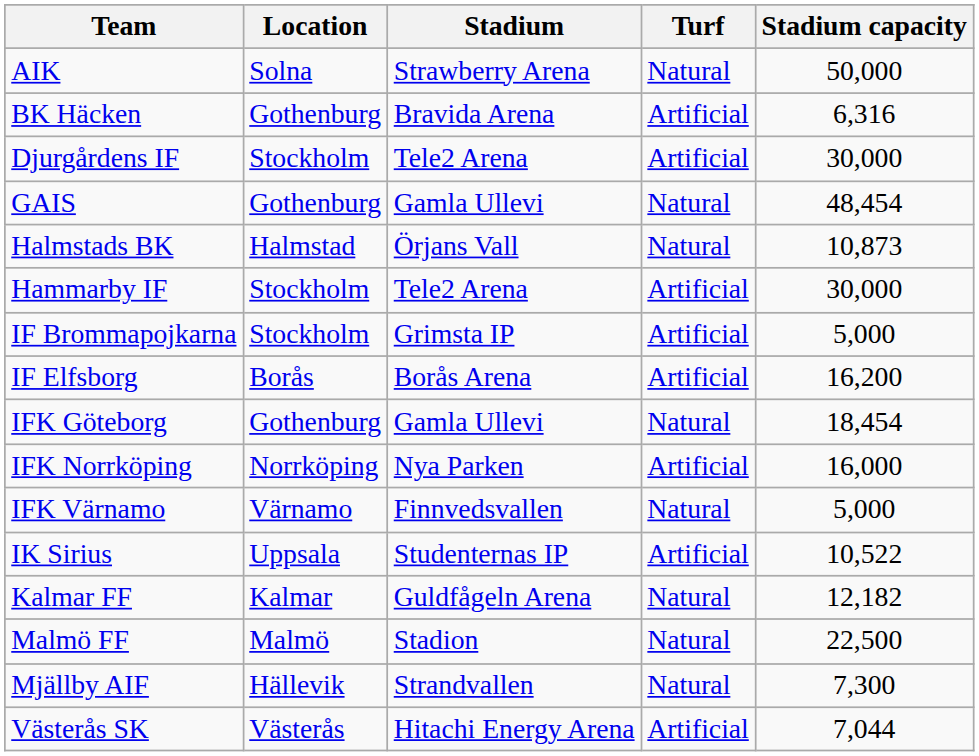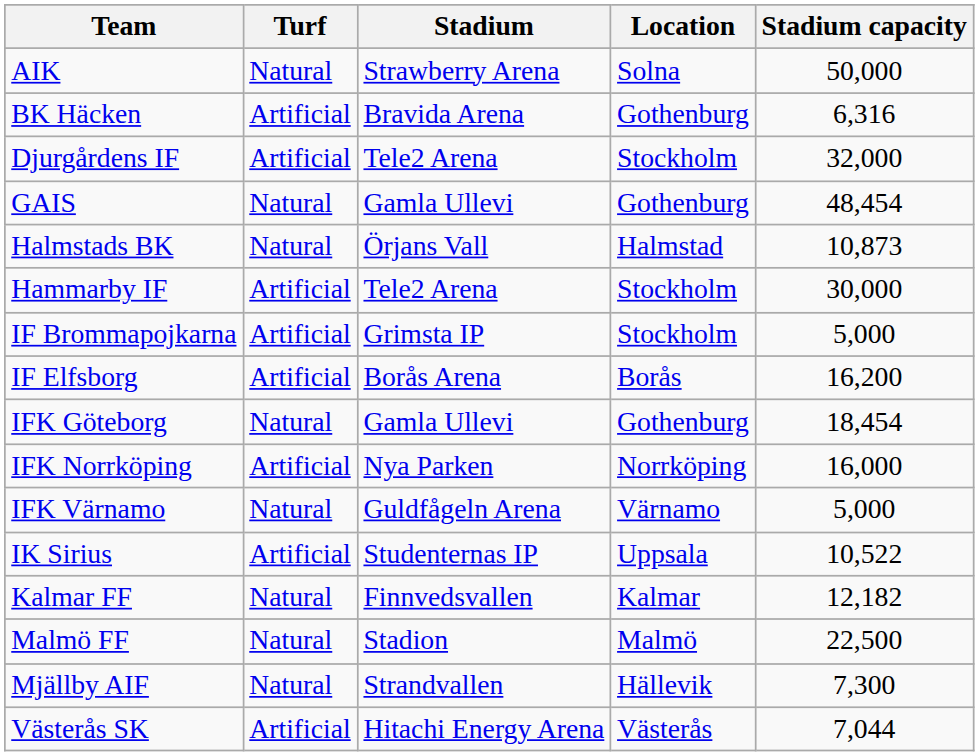columns swapped: (315, 26) <-> (698, 26)
(864, 158) 30,000 -> (864, 158) 32,000
(478, 509) Finnvedsvallen -> (462, 509) Guldfågeln Arena
(493, 597) Guldfågeln Arena -> (448, 597) Finnvedsvallen
